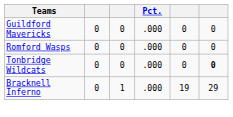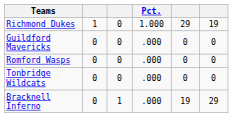+ row: (41, 24)
(213, 65) bold -> (214, 79) normal
